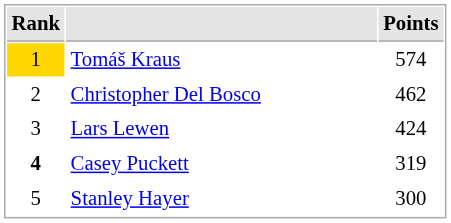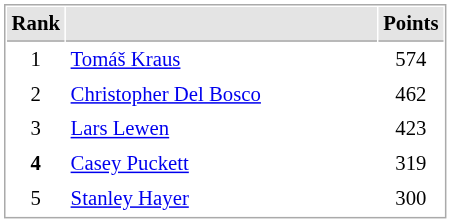(36, 59) gold background -> (36, 59) no background
(411, 129) 424 -> (411, 129) 423
